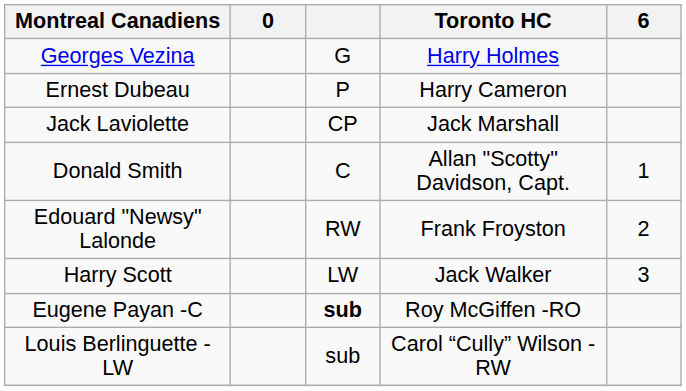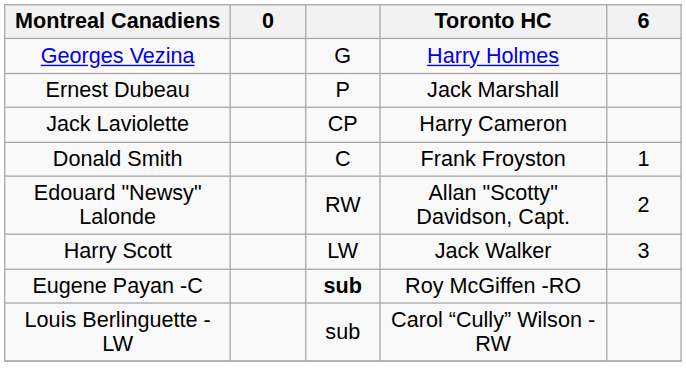(493, 90) Harry Cameron -> (493, 90) Jack Marshall
(493, 124) Jack Marshall -> (493, 124) Harry Cameron
(493, 170) Allan "Scotty" Davidson, Capt. -> (493, 158) Frank Froyston
(493, 229) Frank Froyston -> (493, 205) Allan "Scotty" Davidson, Capt.
